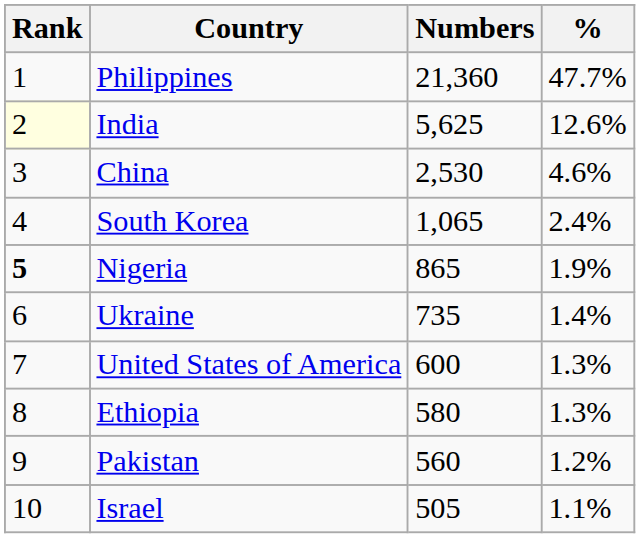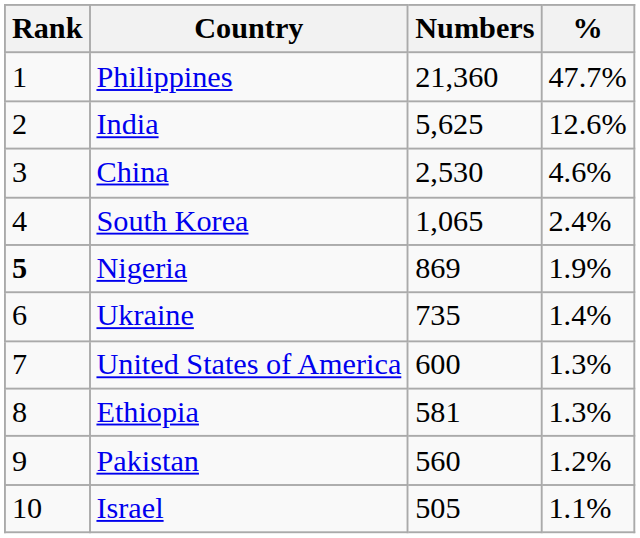(19, 124) lightyellow background -> (19, 124) no background
(438, 268) 865 -> (438, 268) 869
(438, 412) 580 -> (438, 412) 581
